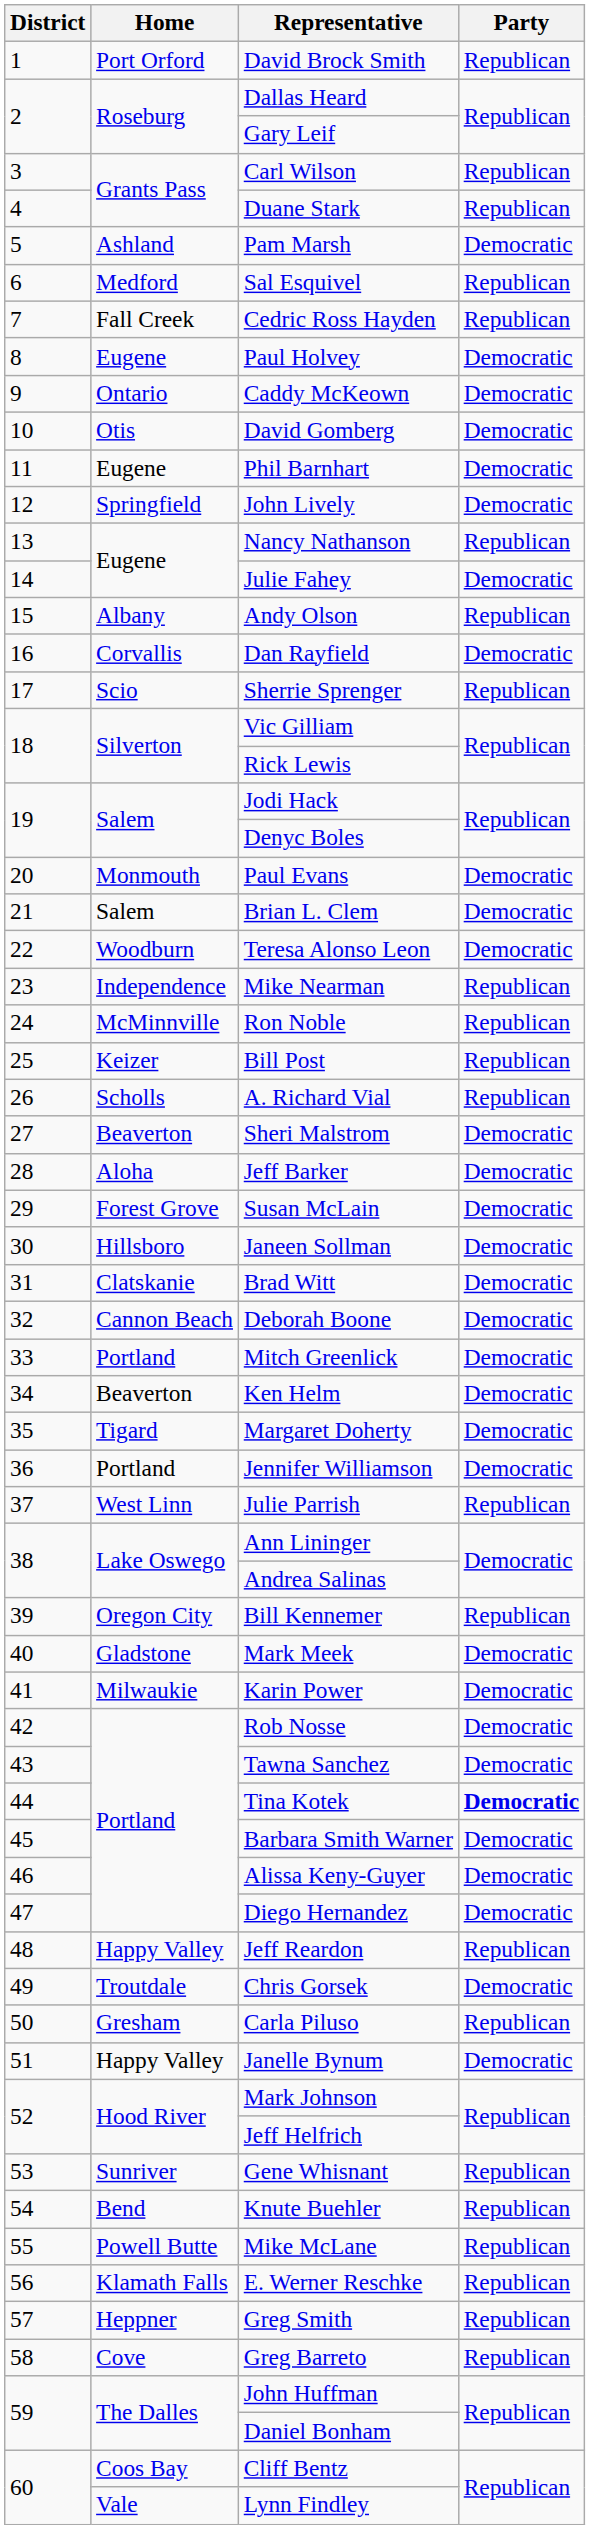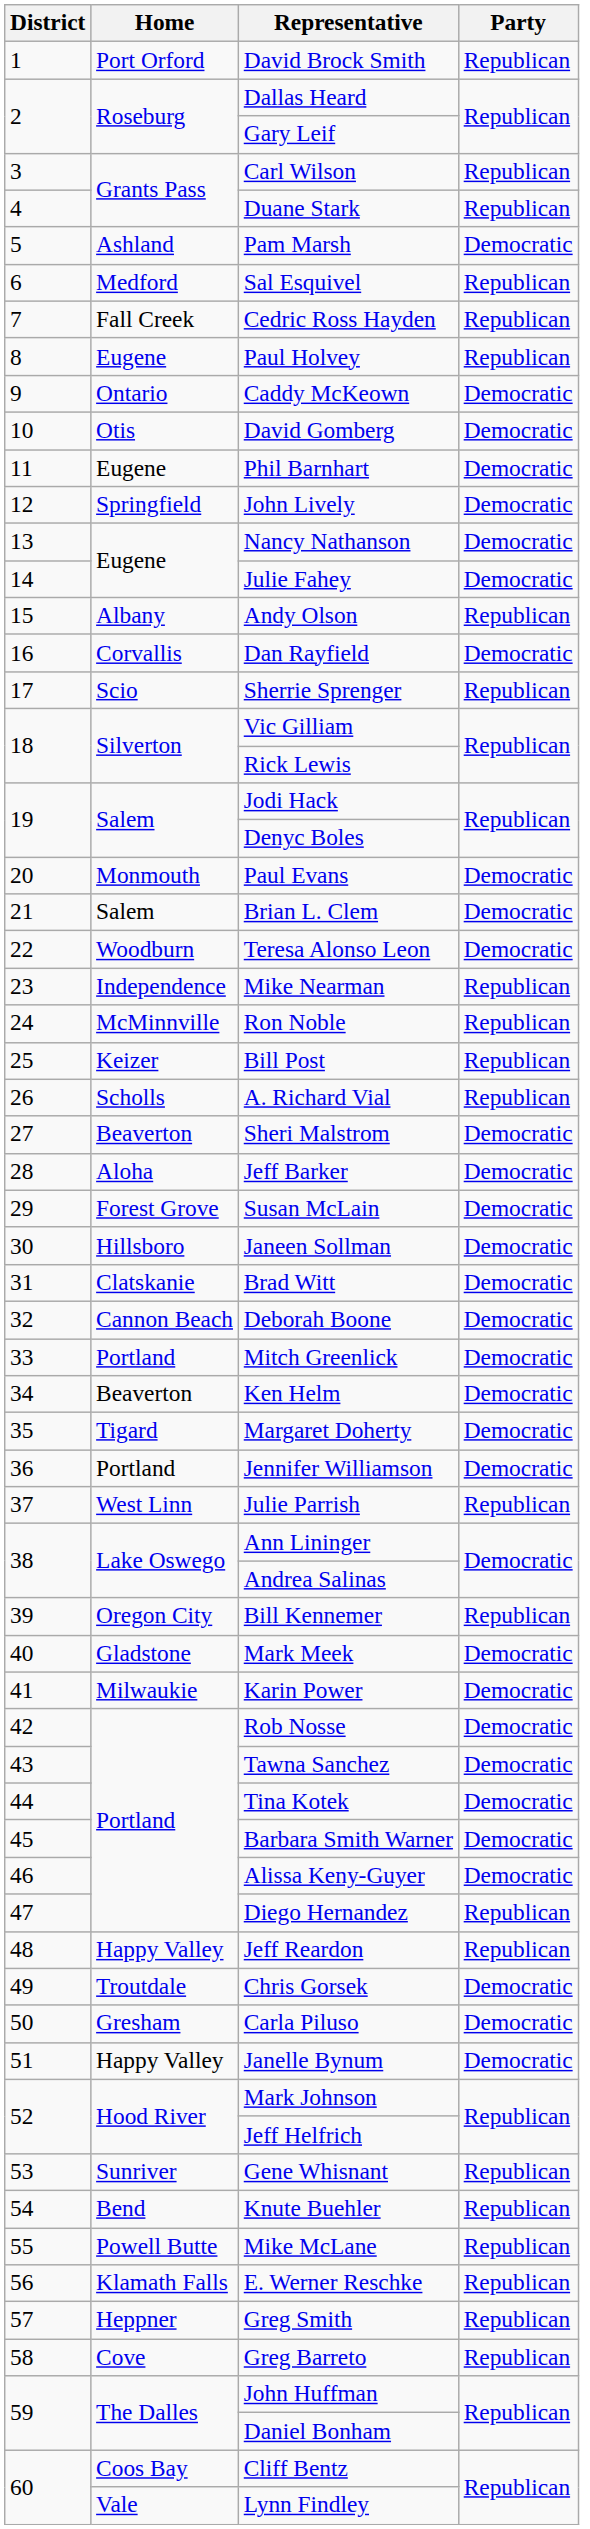(518, 356) Democratic -> (517, 356) Republican
(517, 541) Republican -> (518, 541) Democratic
(521, 1801) bold -> (518, 1801) normal
(518, 1912) Democratic -> (517, 1912) Republican
(517, 2023) Republican -> (518, 2023) Democratic
